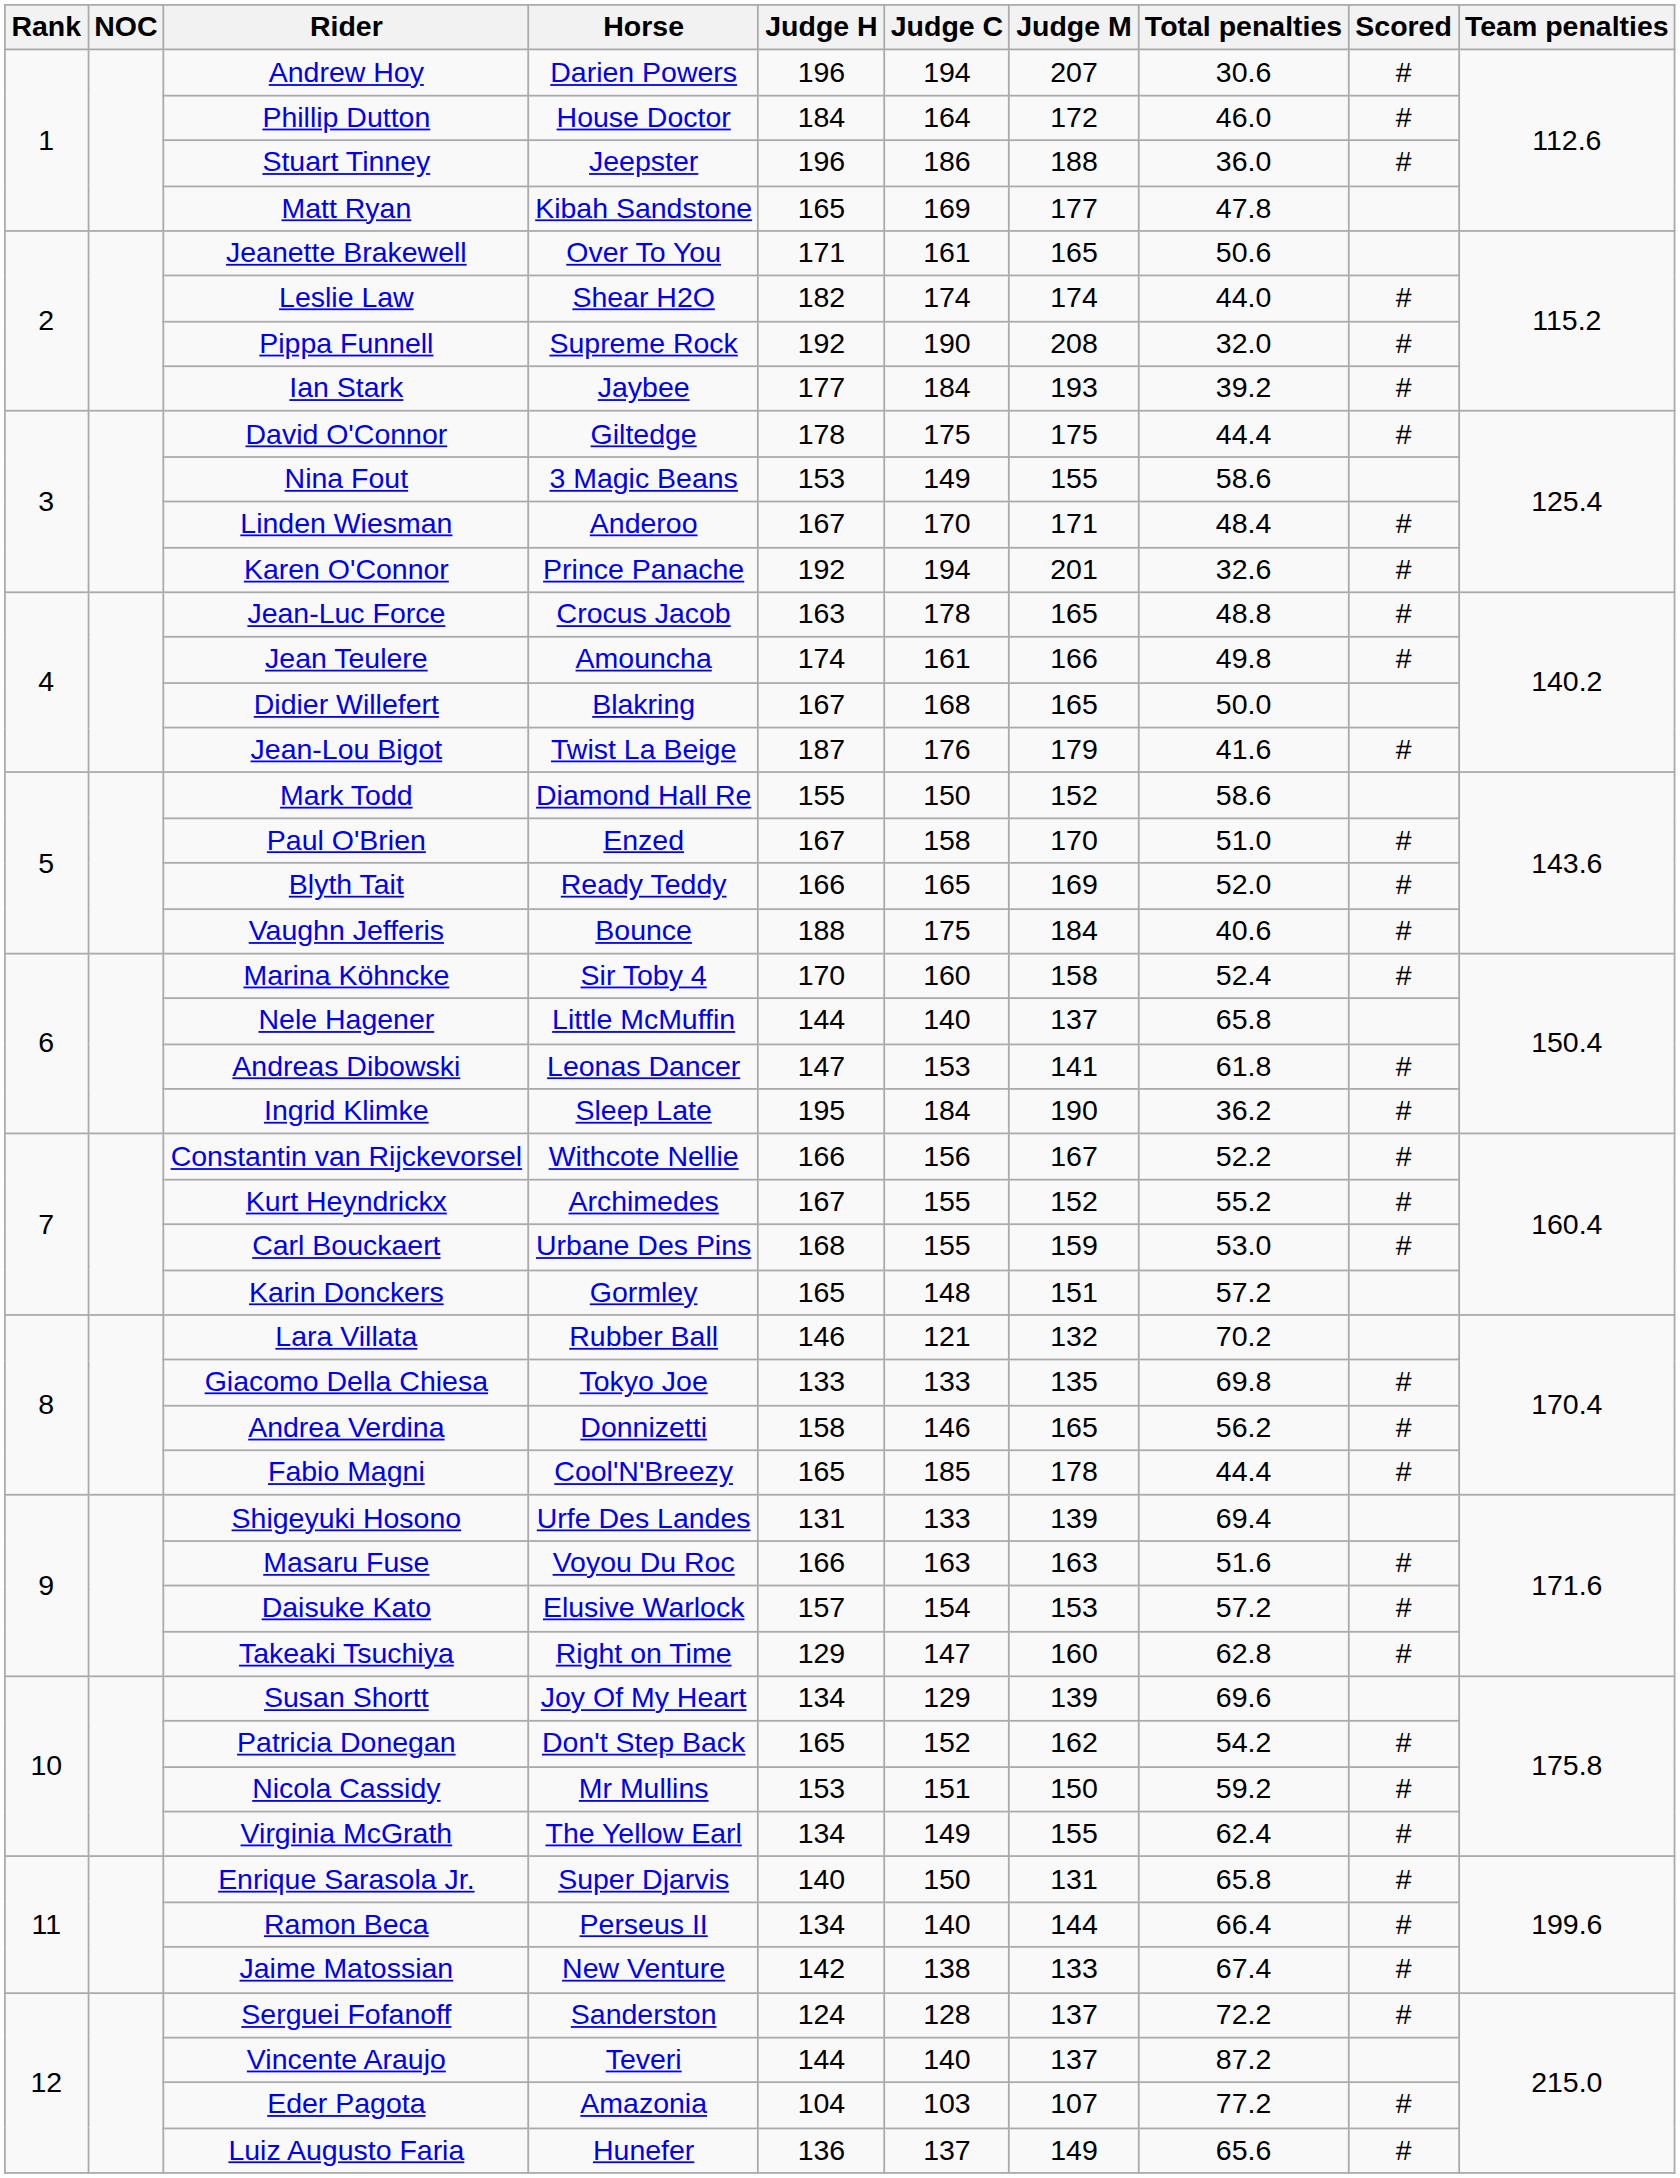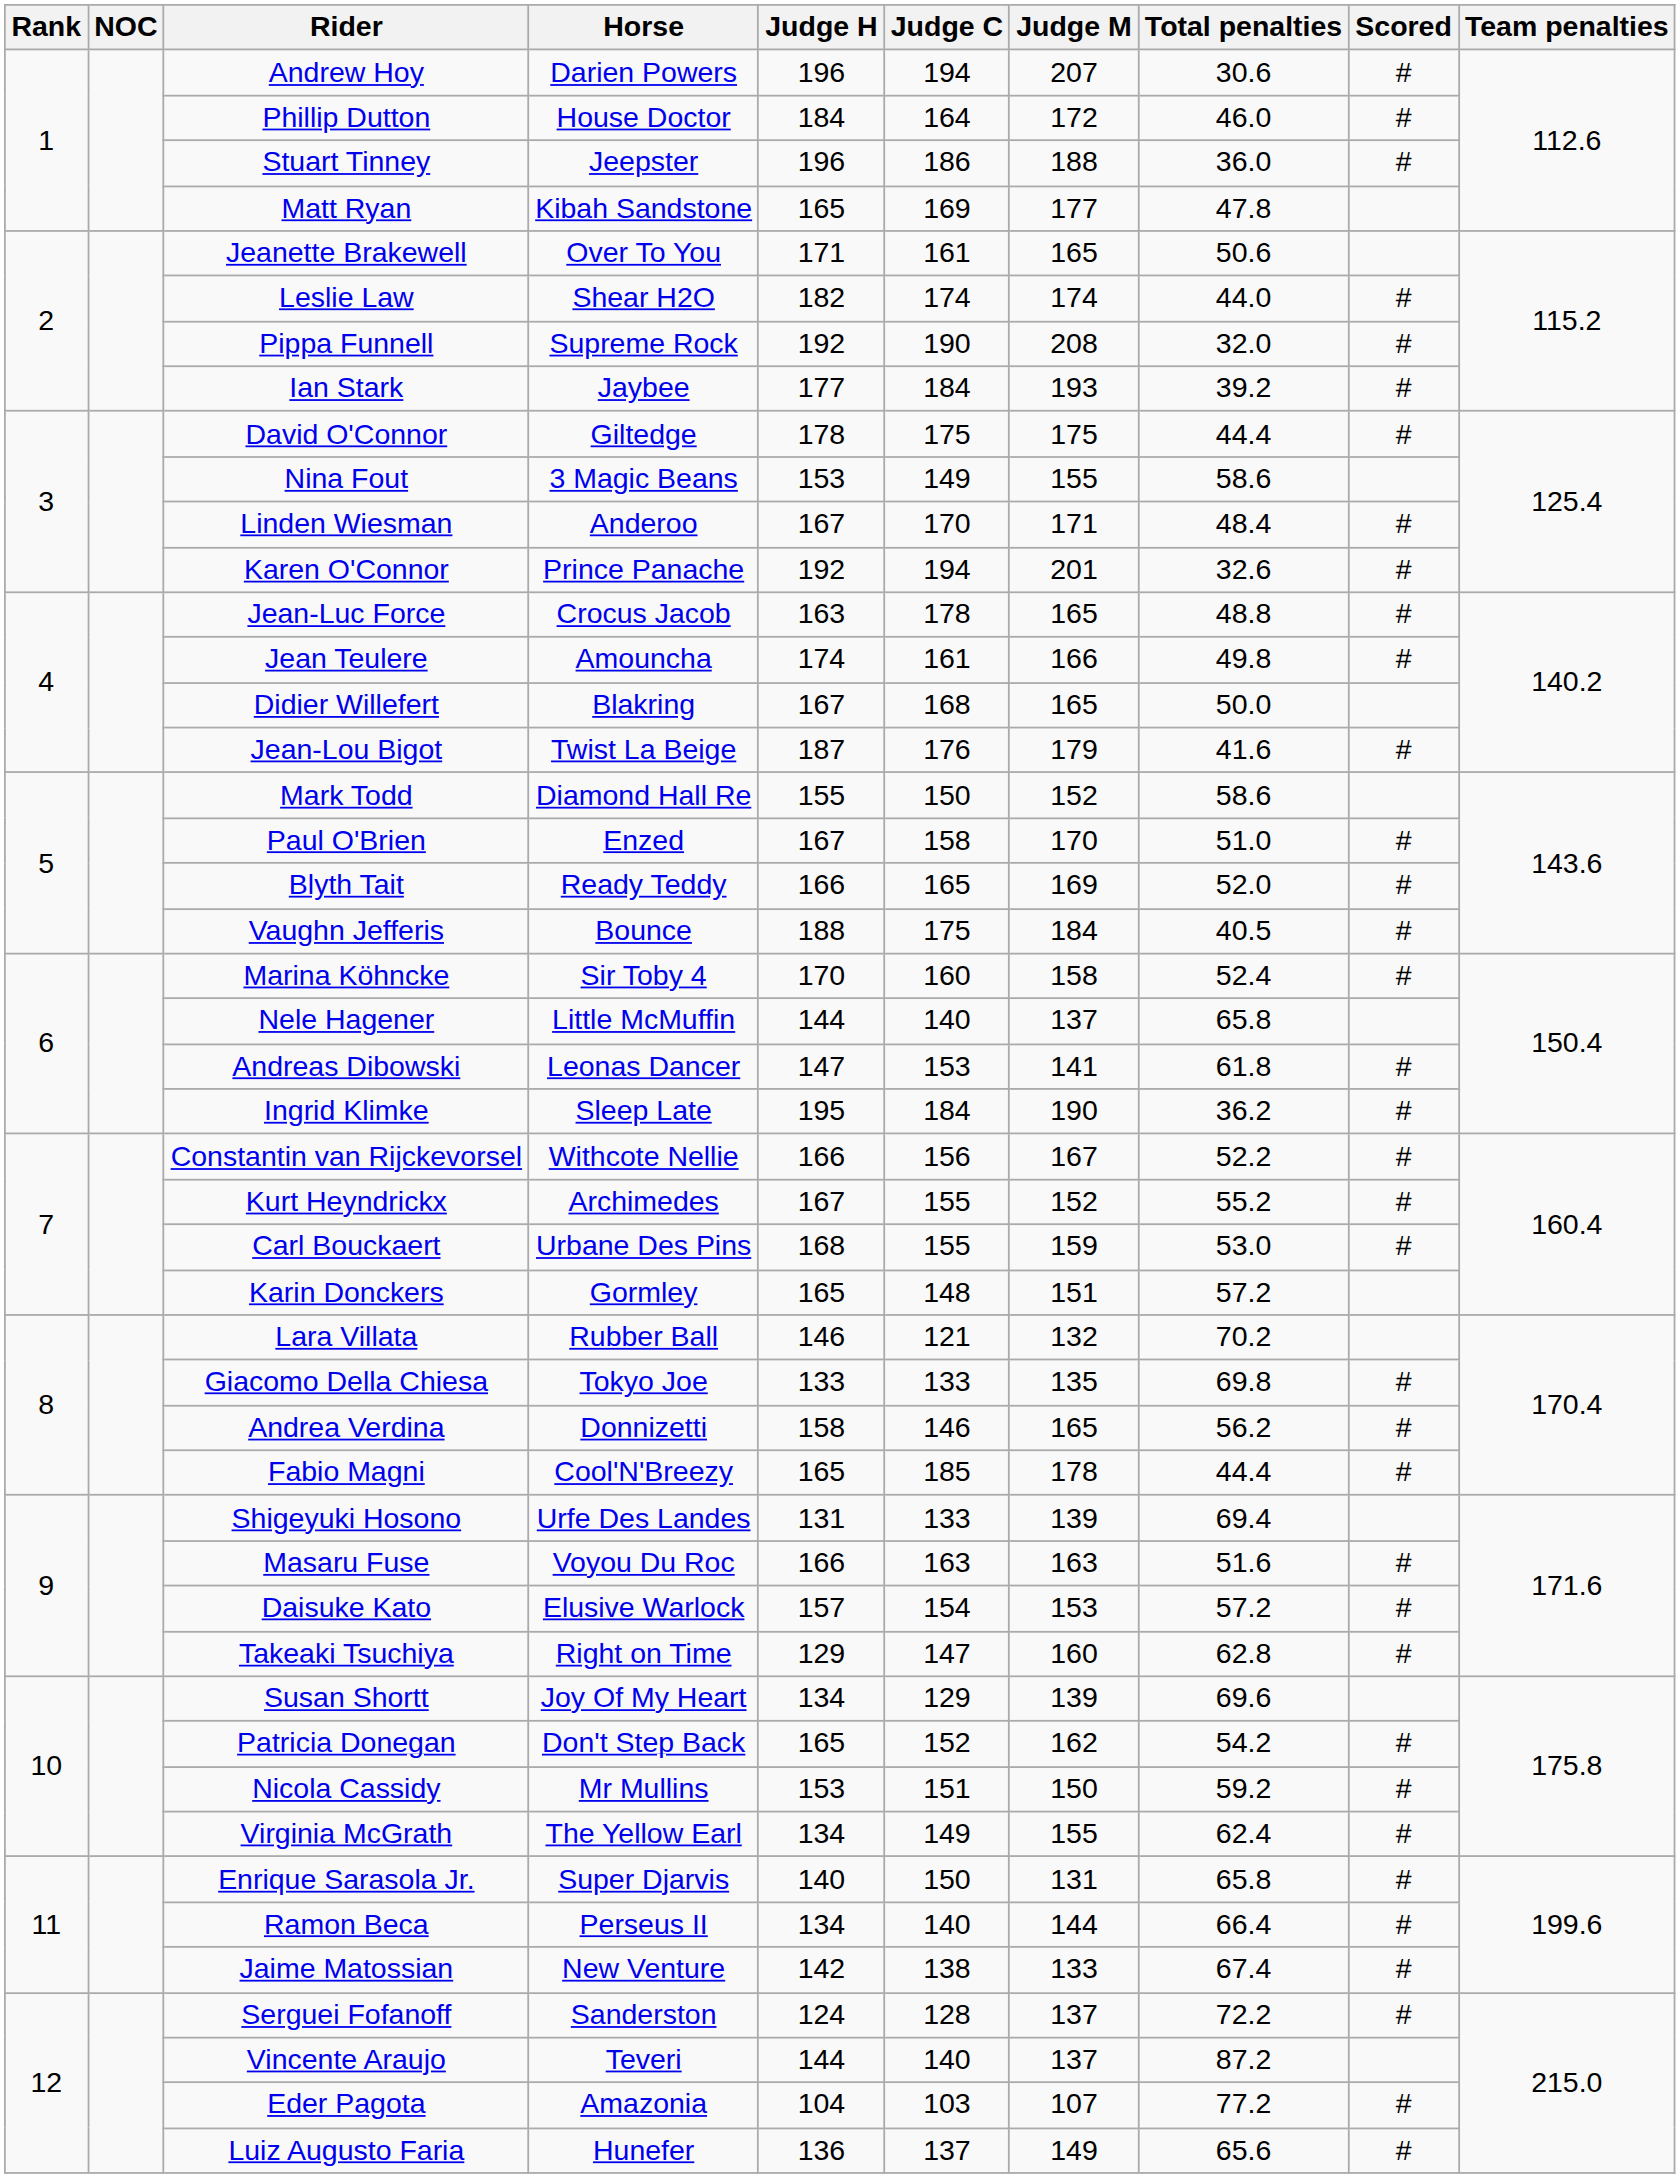(1244, 930) 40.6 -> (1244, 930) 40.5
